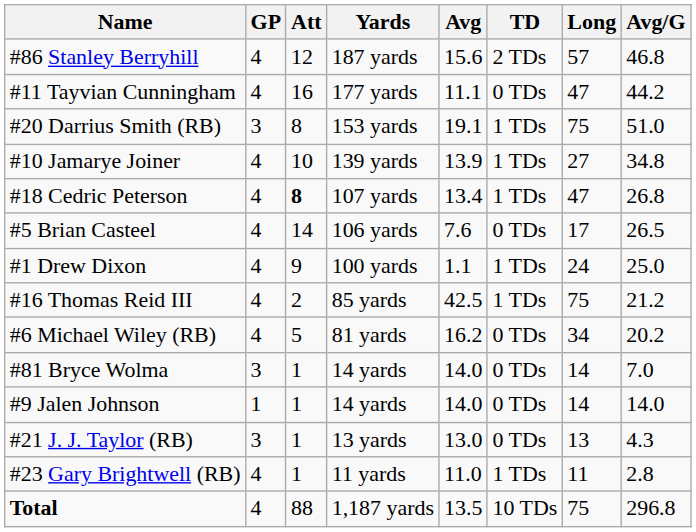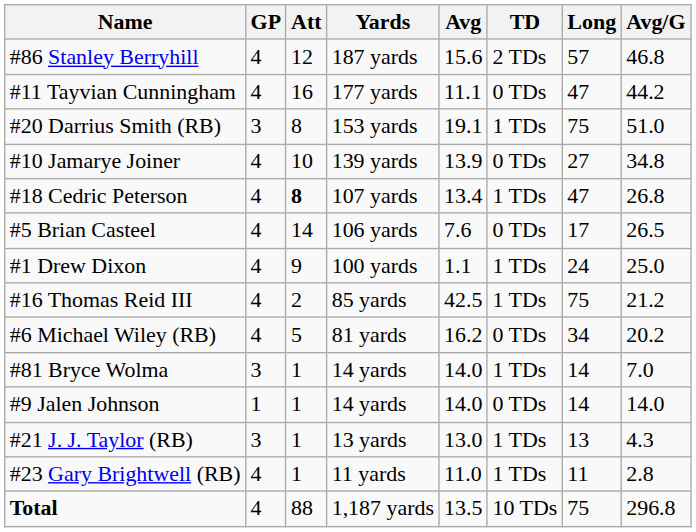(519, 160) 1 TDs -> (519, 160) 0 TDs
(519, 369) 0 TDs -> (519, 369) 1 TDs
(519, 439) 0 TDs -> (519, 439) 1 TDs
